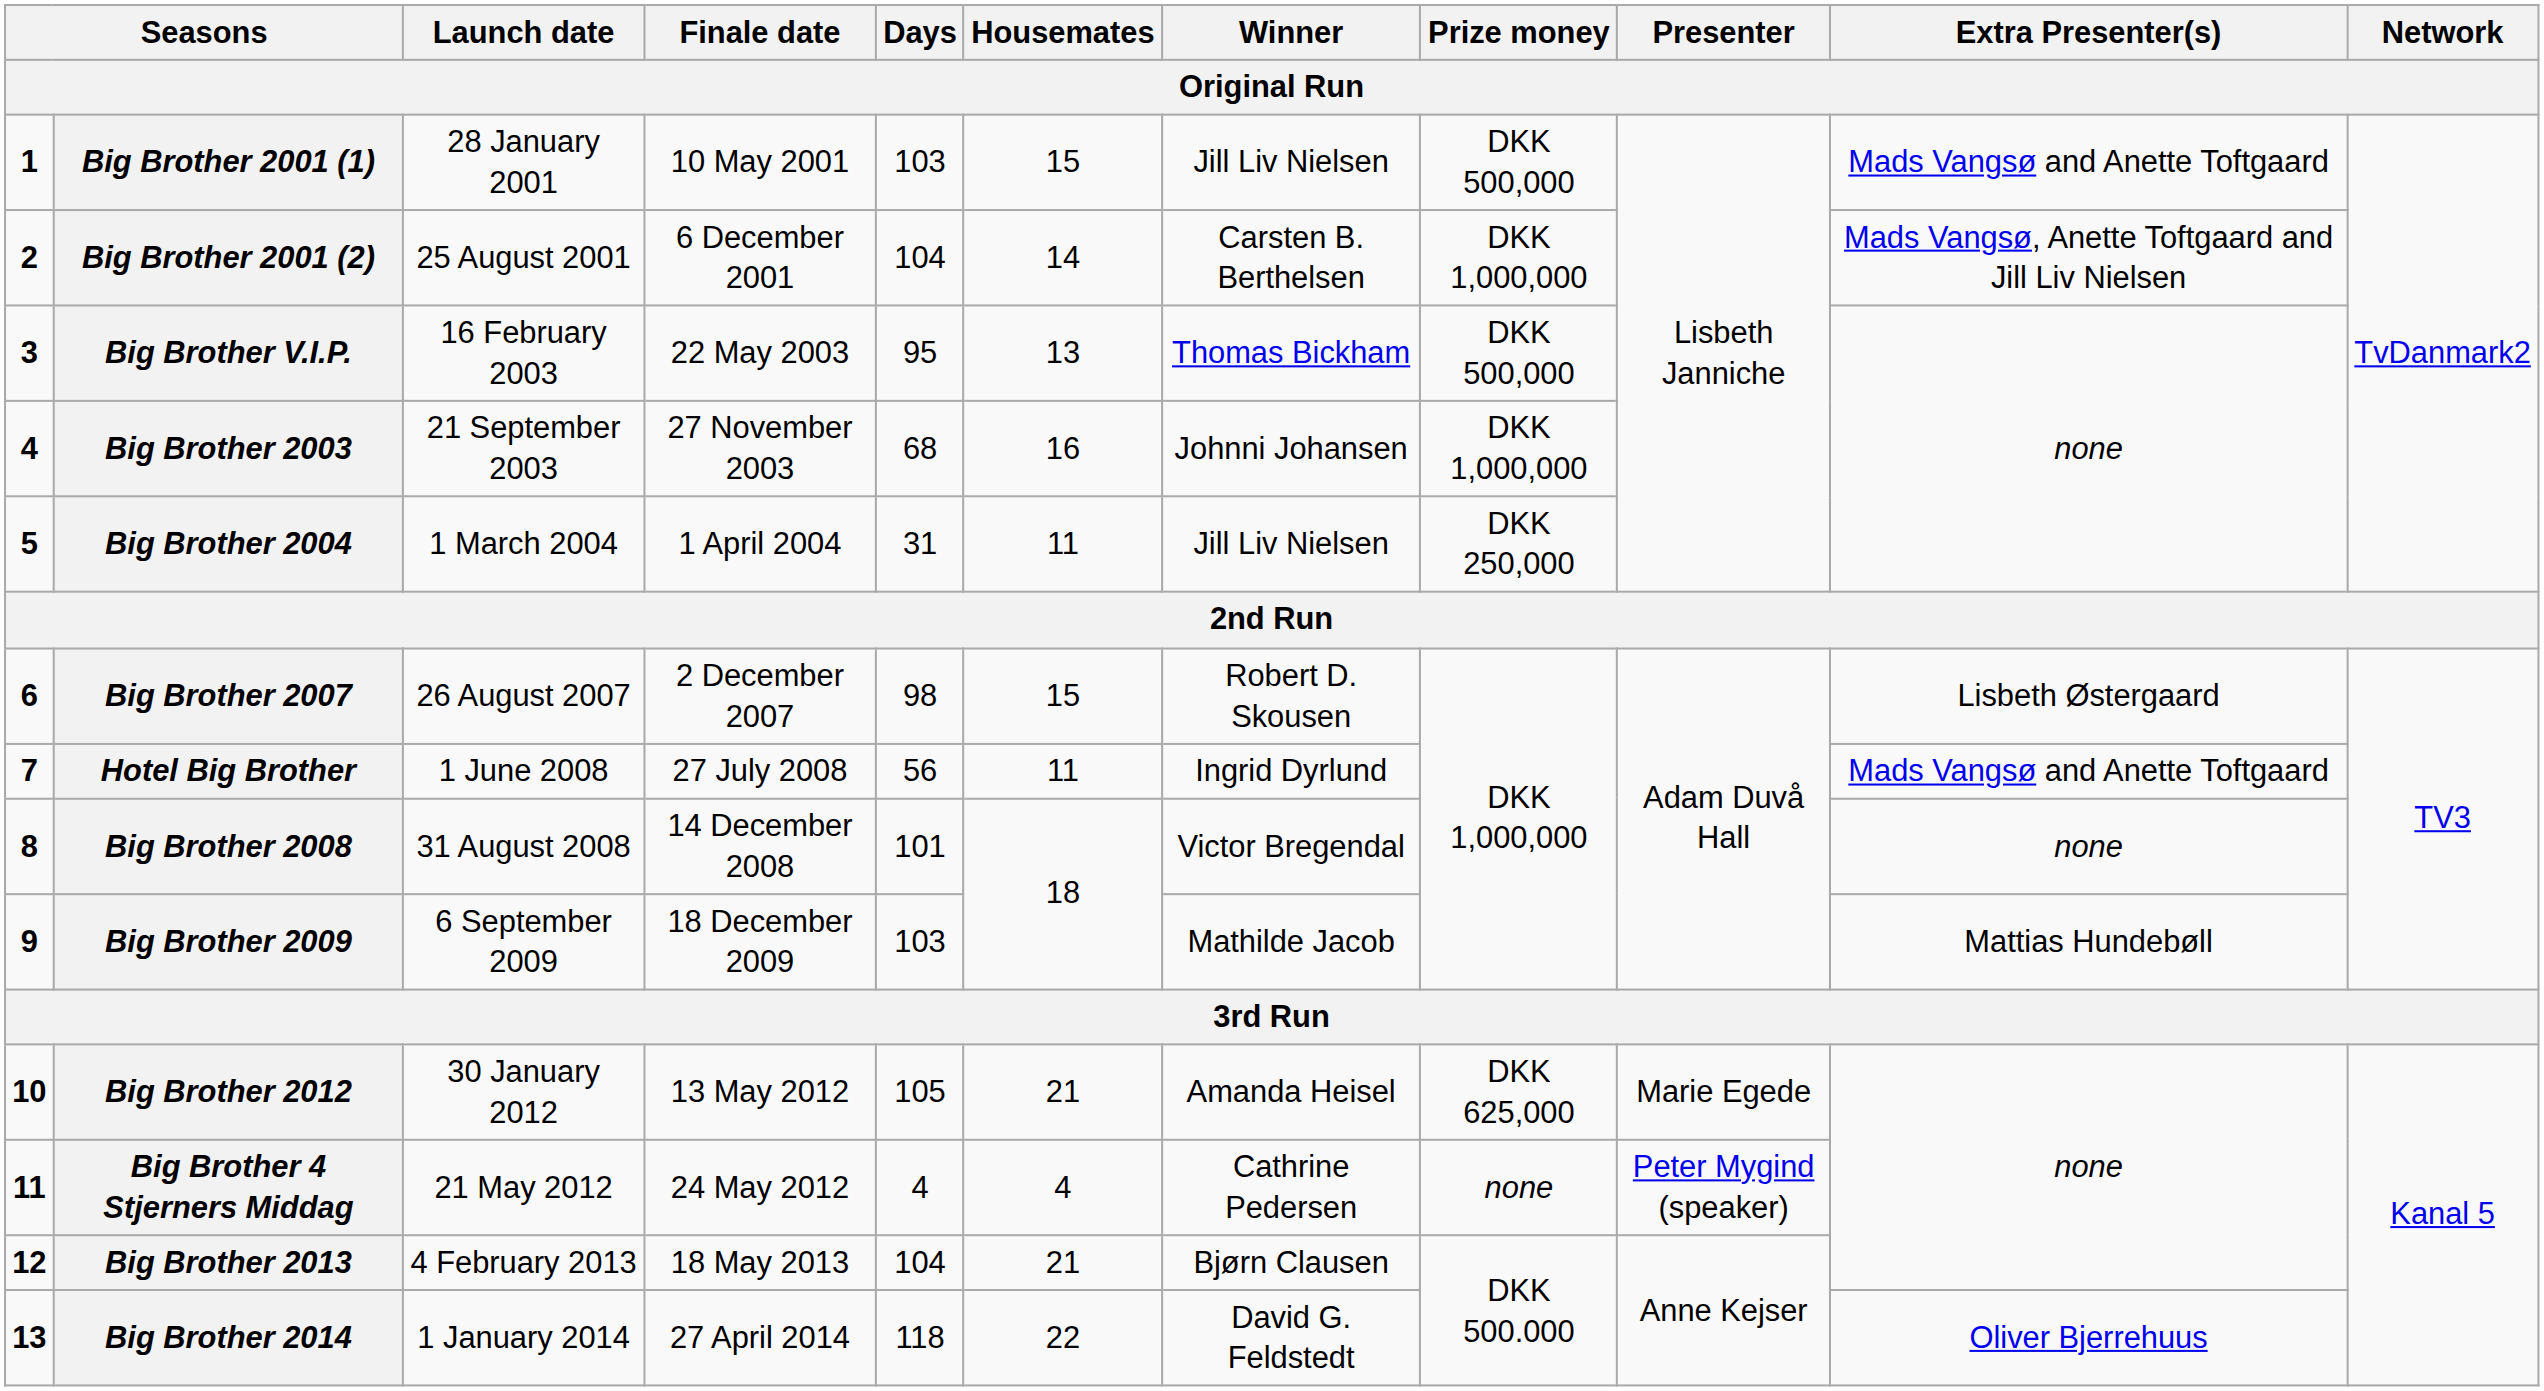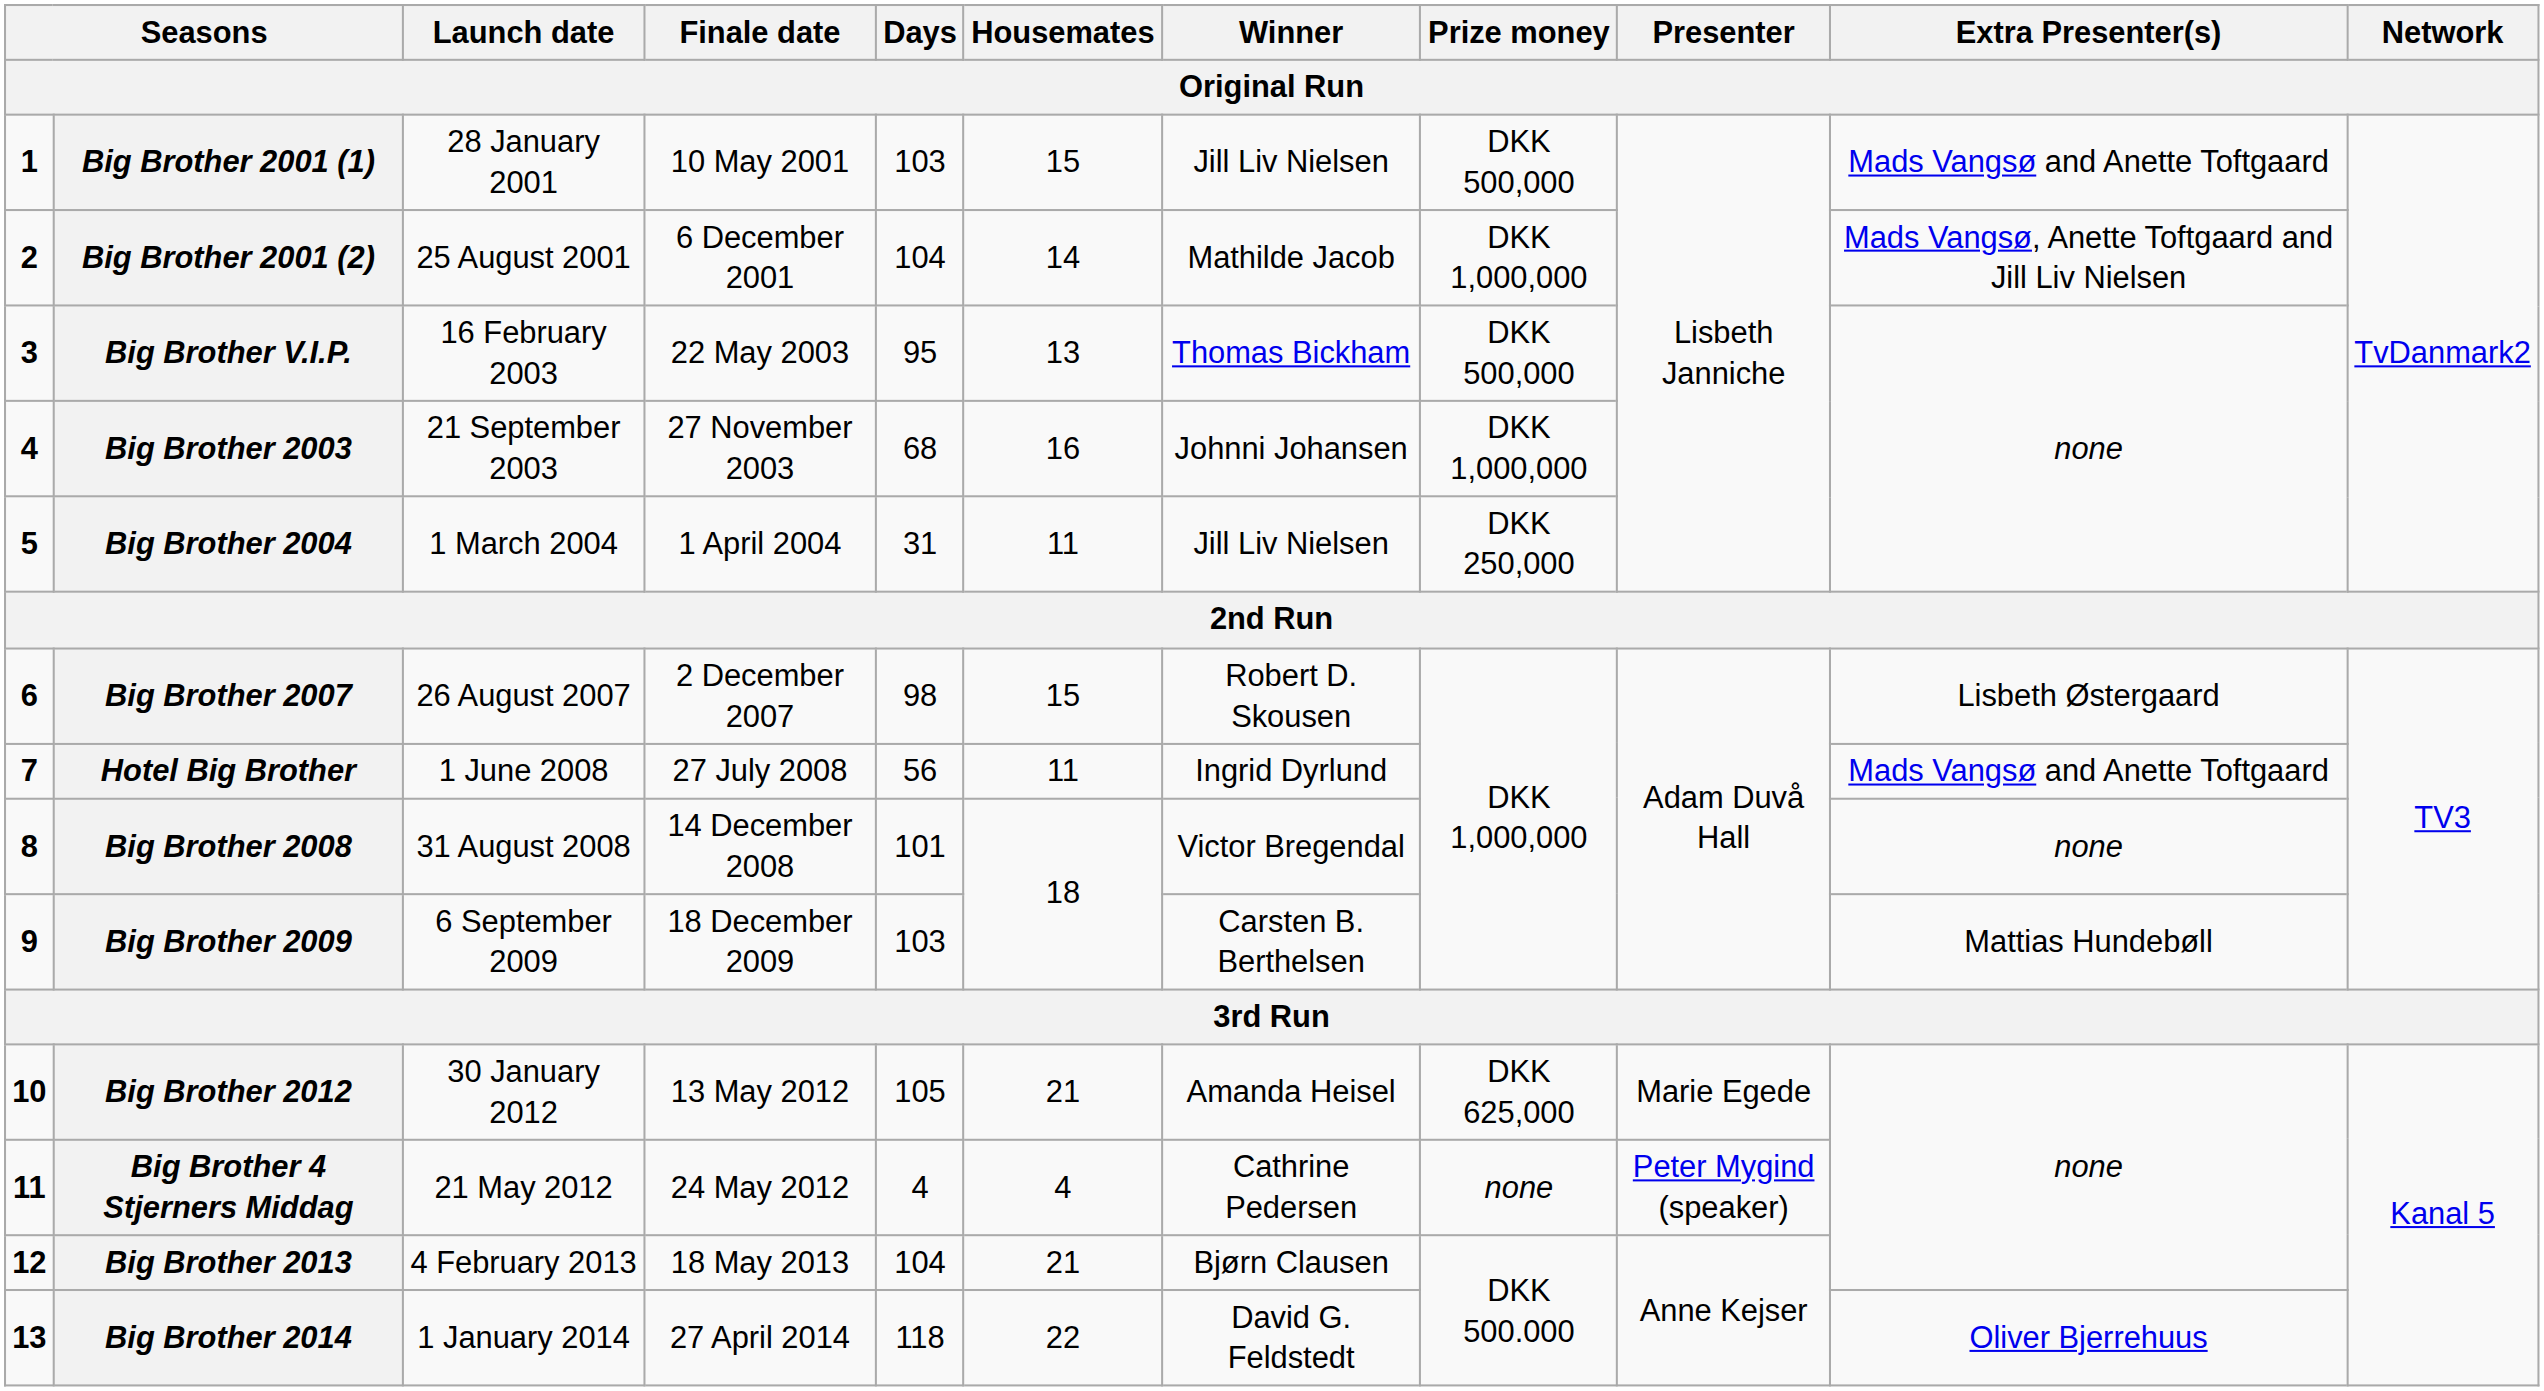(1291, 257) Carsten B. Berthelsen -> (1291, 257) Mathilde Jacob
(1291, 940) Mathilde Jacob -> (1291, 940) Carsten B. Berthelsen
